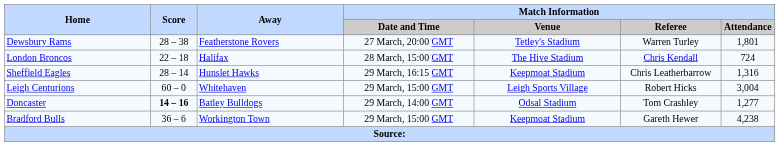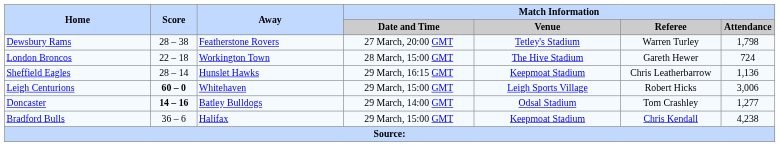(748, 42) 1,801 -> (748, 42) 1,798
(214, 57) Halifax -> (234, 57) Workington Town
(671, 57) Chris Kendall -> (671, 57) Gareth Hewer
(748, 73) 1,316 -> (748, 73) 1,136
(174, 88) normal -> (174, 88) bold
(748, 88) 3,004 -> (748, 88) 3,006
(234, 118) Workington Town -> (214, 118) Halifax
(671, 118) Gareth Hewer -> (671, 118) Chris Kendall
